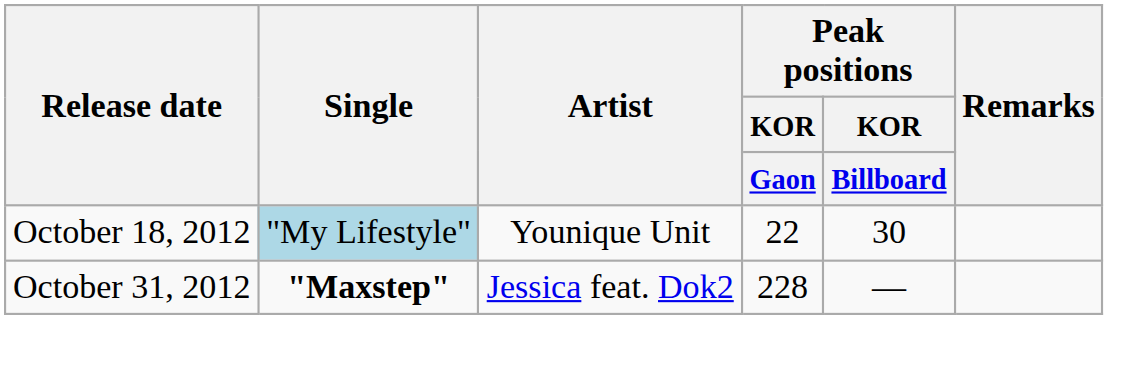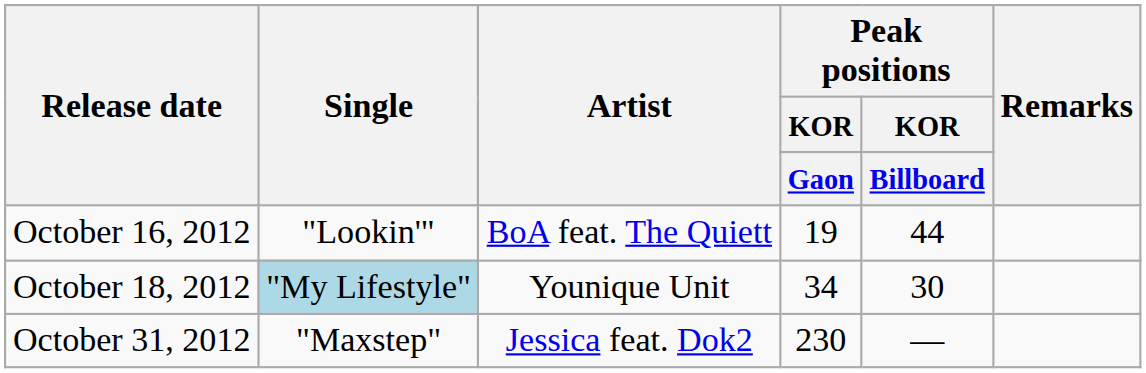+ row: (132, 232)
(783, 232) 22 -> (821, 286) 34
(369, 286) bold -> (369, 340) normal
(783, 286) 228 -> (821, 340) 230
